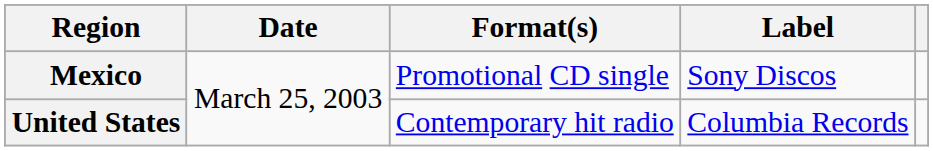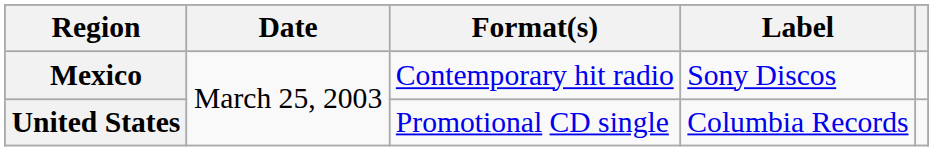(532, 74) Promotional CD single -> (535, 74) Contemporary hit radio
(535, 121) Contemporary hit radio -> (532, 121) Promotional CD single
